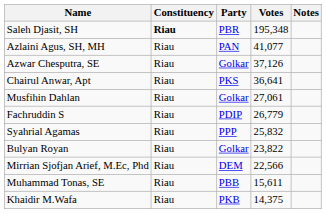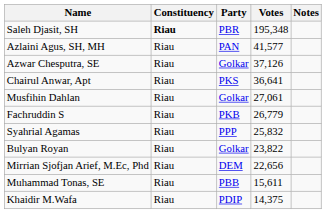(268, 47) 41,077 -> (268, 47) 41,577
(230, 115) PDIP -> (229, 115) PKB
(268, 166) 22,566 -> (268, 166) 22,656
(229, 200) PKB -> (230, 200) PDIP
